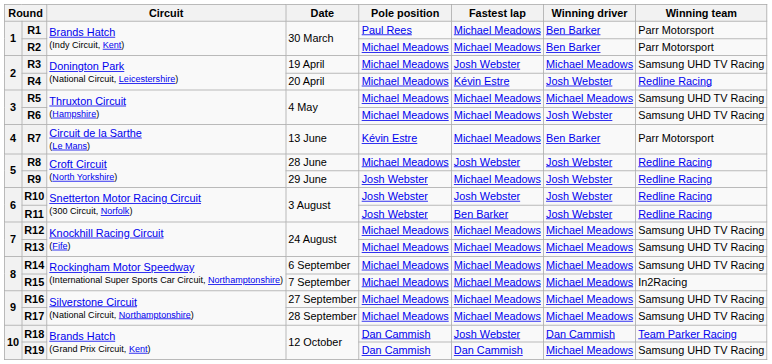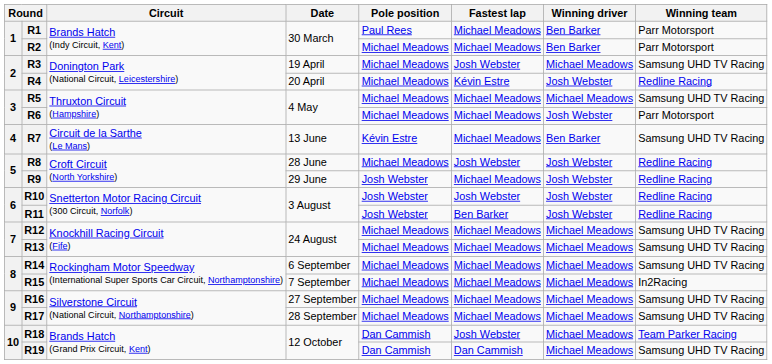(701, 115) Samsung UHD TV Racing -> (676, 115) Parr Motorsport
(676, 139) Parr Motorsport -> (701, 139) Samsung UHD TV Racing
(580, 333) Dan Cammish -> (590, 333) Michael Meadows
